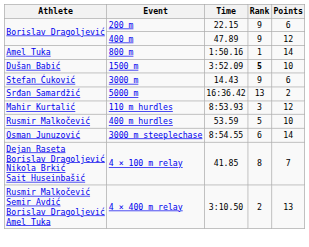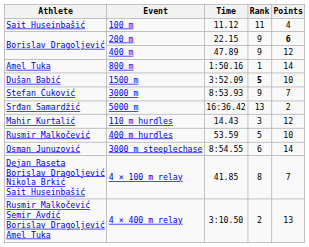+ row: (46, 25)
(288, 25) normal -> (288, 38) bold
(226, 80) 14.43 -> (226, 93) 8:53.93
(288, 80) 6 -> (288, 93) 7
(226, 107) 8:53.93 -> (226, 121) 14.43
